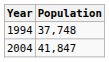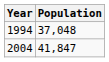(57, 30) 37,748 -> (57, 30) 37,048
